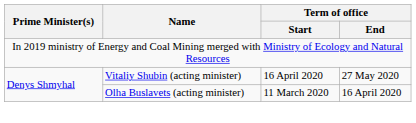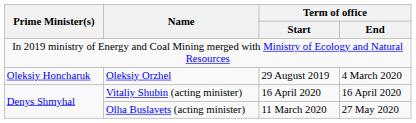+ row: (139, 76)
(370, 76) 27 May 2020 -> (371, 93) 16 April 2020
(371, 93) 16 April 2020 -> (370, 110) 27 May 2020
